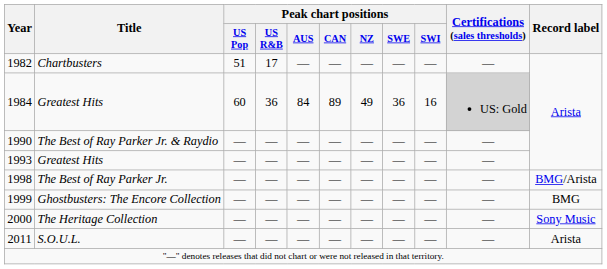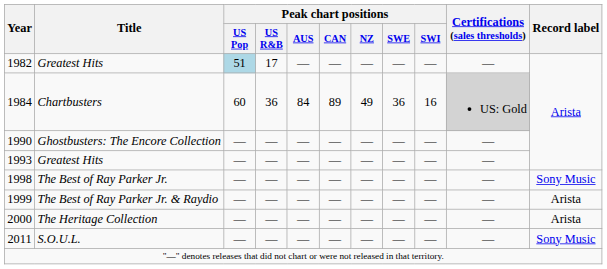(70, 63) Chartbusters -> (70, 63) Greatest Hits
(240, 63) no background -> (240, 63) lightblue background
(70, 102) Greatest Hits -> (70, 102) Chartbusters
(128, 140) The Best of Ray Parker Jr. & Raydio -> (129, 140) Ghostbusters: The Encore Collection
(566, 179) BMG/Arista -> (566, 179) Sony Music
(129, 199) Ghostbusters: The Encore Collection -> (128, 199) The Best of Ray Parker Jr. & Raydio
(566, 199) BMG -> (566, 199) Arista
(566, 219) Sony Music -> (566, 219) Arista
(566, 238) Arista -> (566, 238) Sony Music
